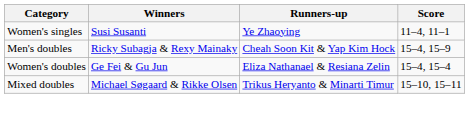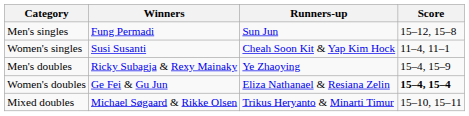+ row: (38, 31)
(271, 31) Ye Zhaoying -> (319, 48) Cheah Soon Kit & Yap Kim Hock
(319, 48) Cheah Soon Kit & Yap Kim Hock -> (271, 66) Ye Zhaoying
(426, 66) normal -> (426, 84) bold
